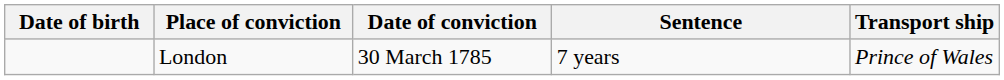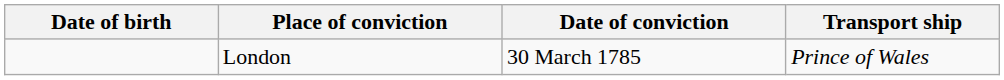- column: (701, 21)
